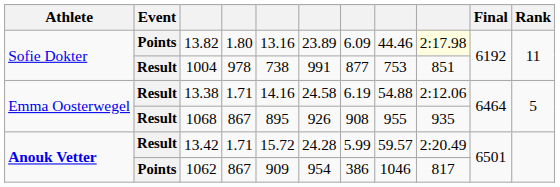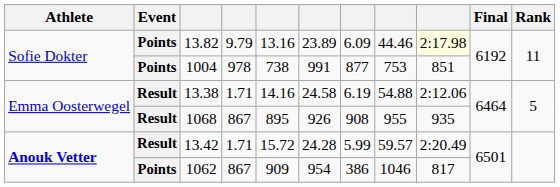(239, 43) 1.80 -> (239, 43) 9.79
(157, 68) Result -> (157, 68) Points
